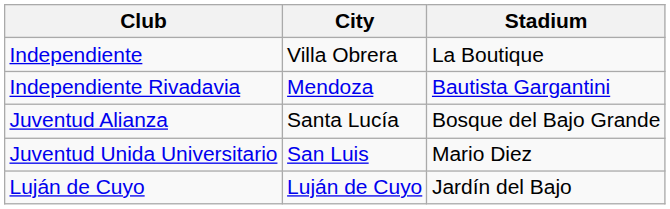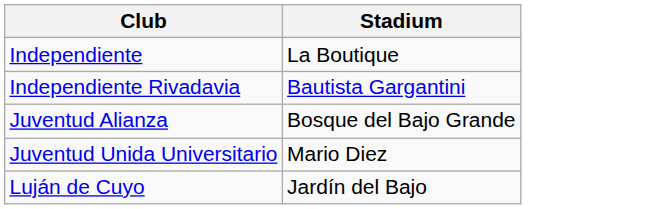- column: (355, 21)
